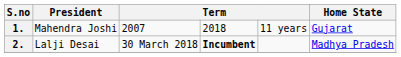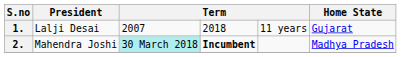(76, 28) Mahendra Joshi -> (67, 28) Lalji Desai
(67, 44) Lalji Desai -> (76, 44) Mahendra Joshi
(160, 44) no background -> (160, 44) paleturquoise background
